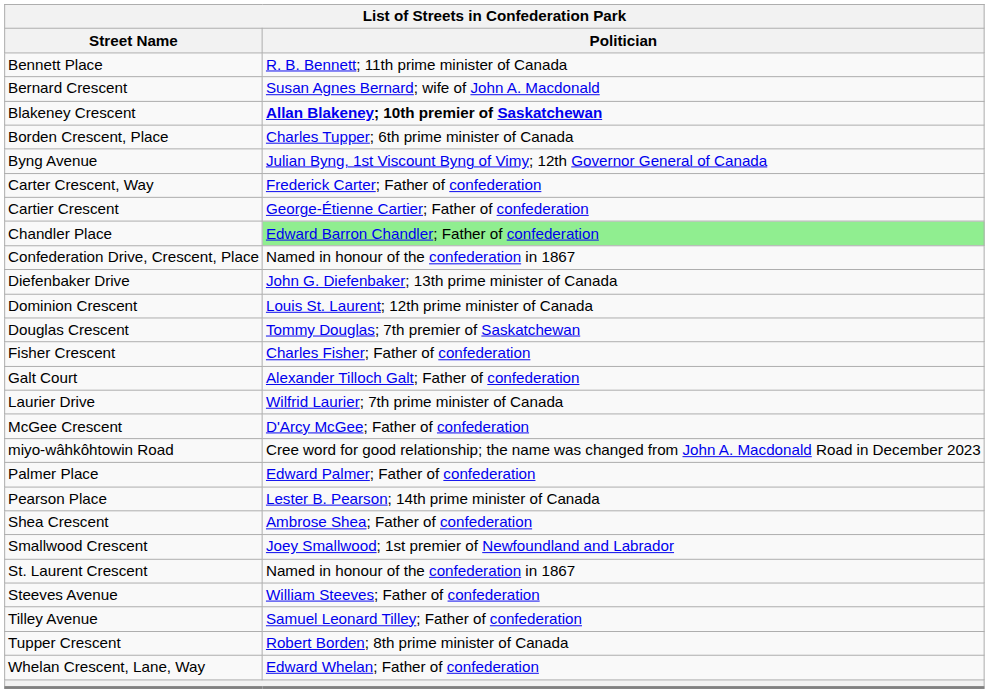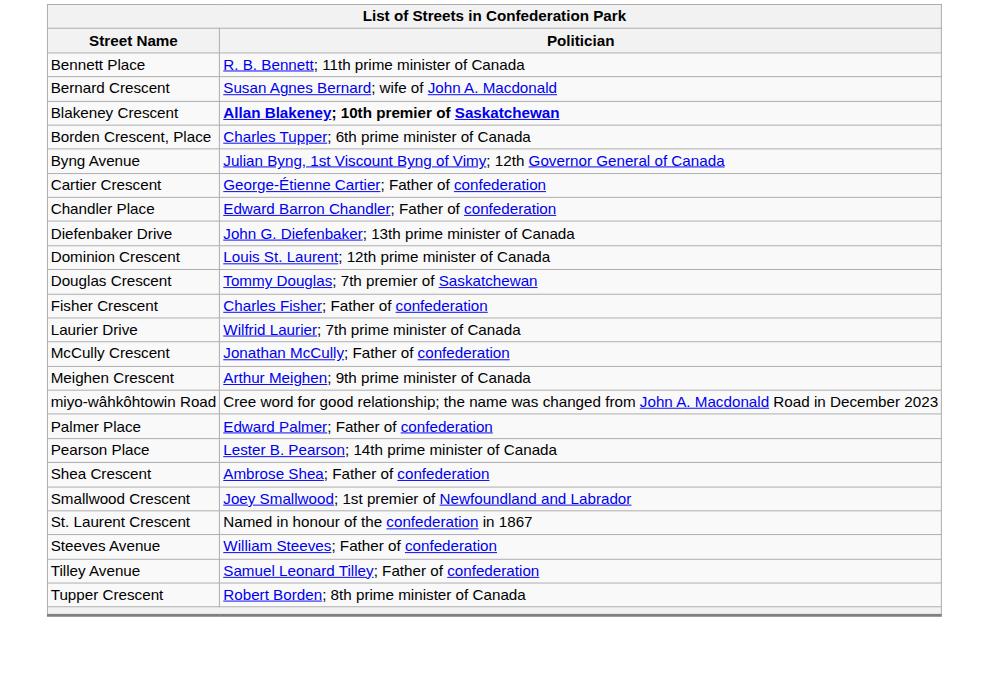- row: (81, 185)
(432, 233) lightgreen background -> (390, 209) no background
- row: (133, 257)
- row: (43, 378)
+ row: (110, 354)
- row: (65, 426)
+ row: (112, 378)
- row: (107, 667)
